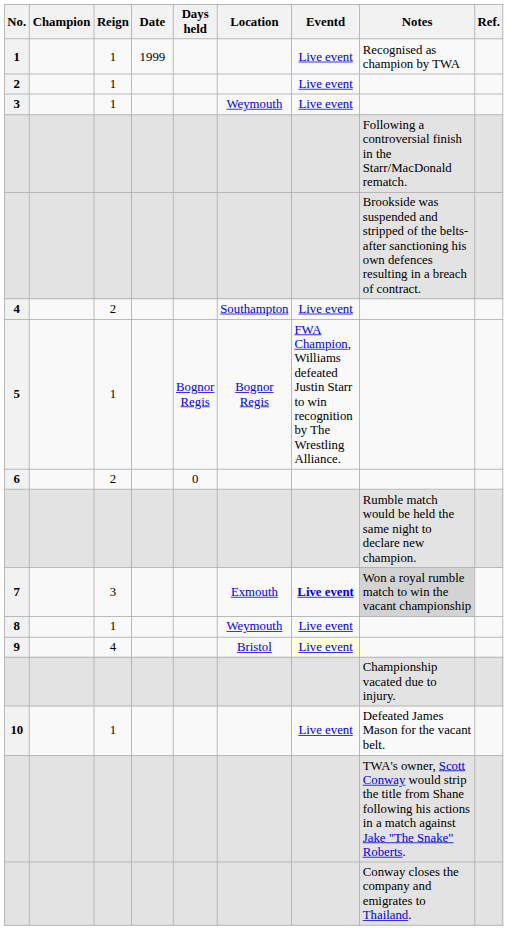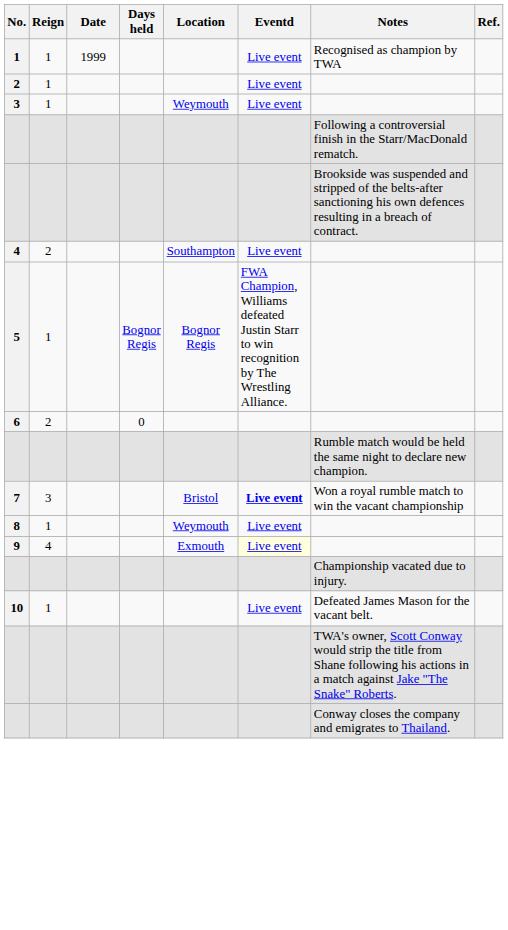- column: (62, 21)
(254, 592) Exmouth -> (201, 498) Bristol
(417, 592) lightgrey background -> (389, 498) no background
(254, 647) Bristol -> (201, 546) Exmouth
